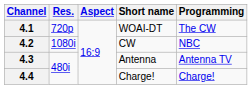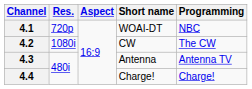(197, 28) The CW -> (189, 28) NBC
(189, 44) NBC -> (197, 44) The CW
